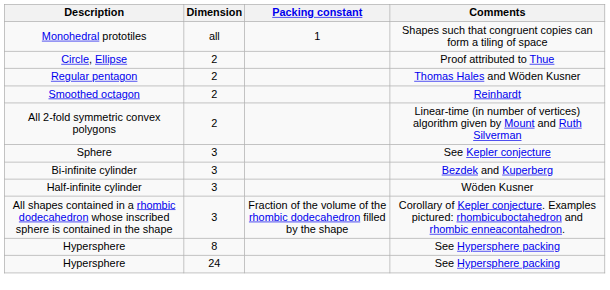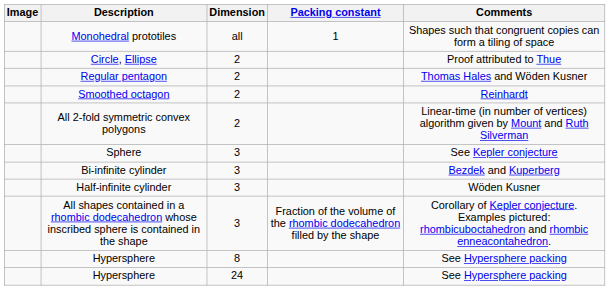+ column: (23, 13)
